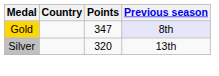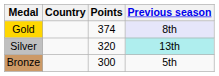(103, 29) 347 -> (107, 29) 374
(166, 46) no background -> (170, 46) paleturquoise background
+ row: (23, 63)
